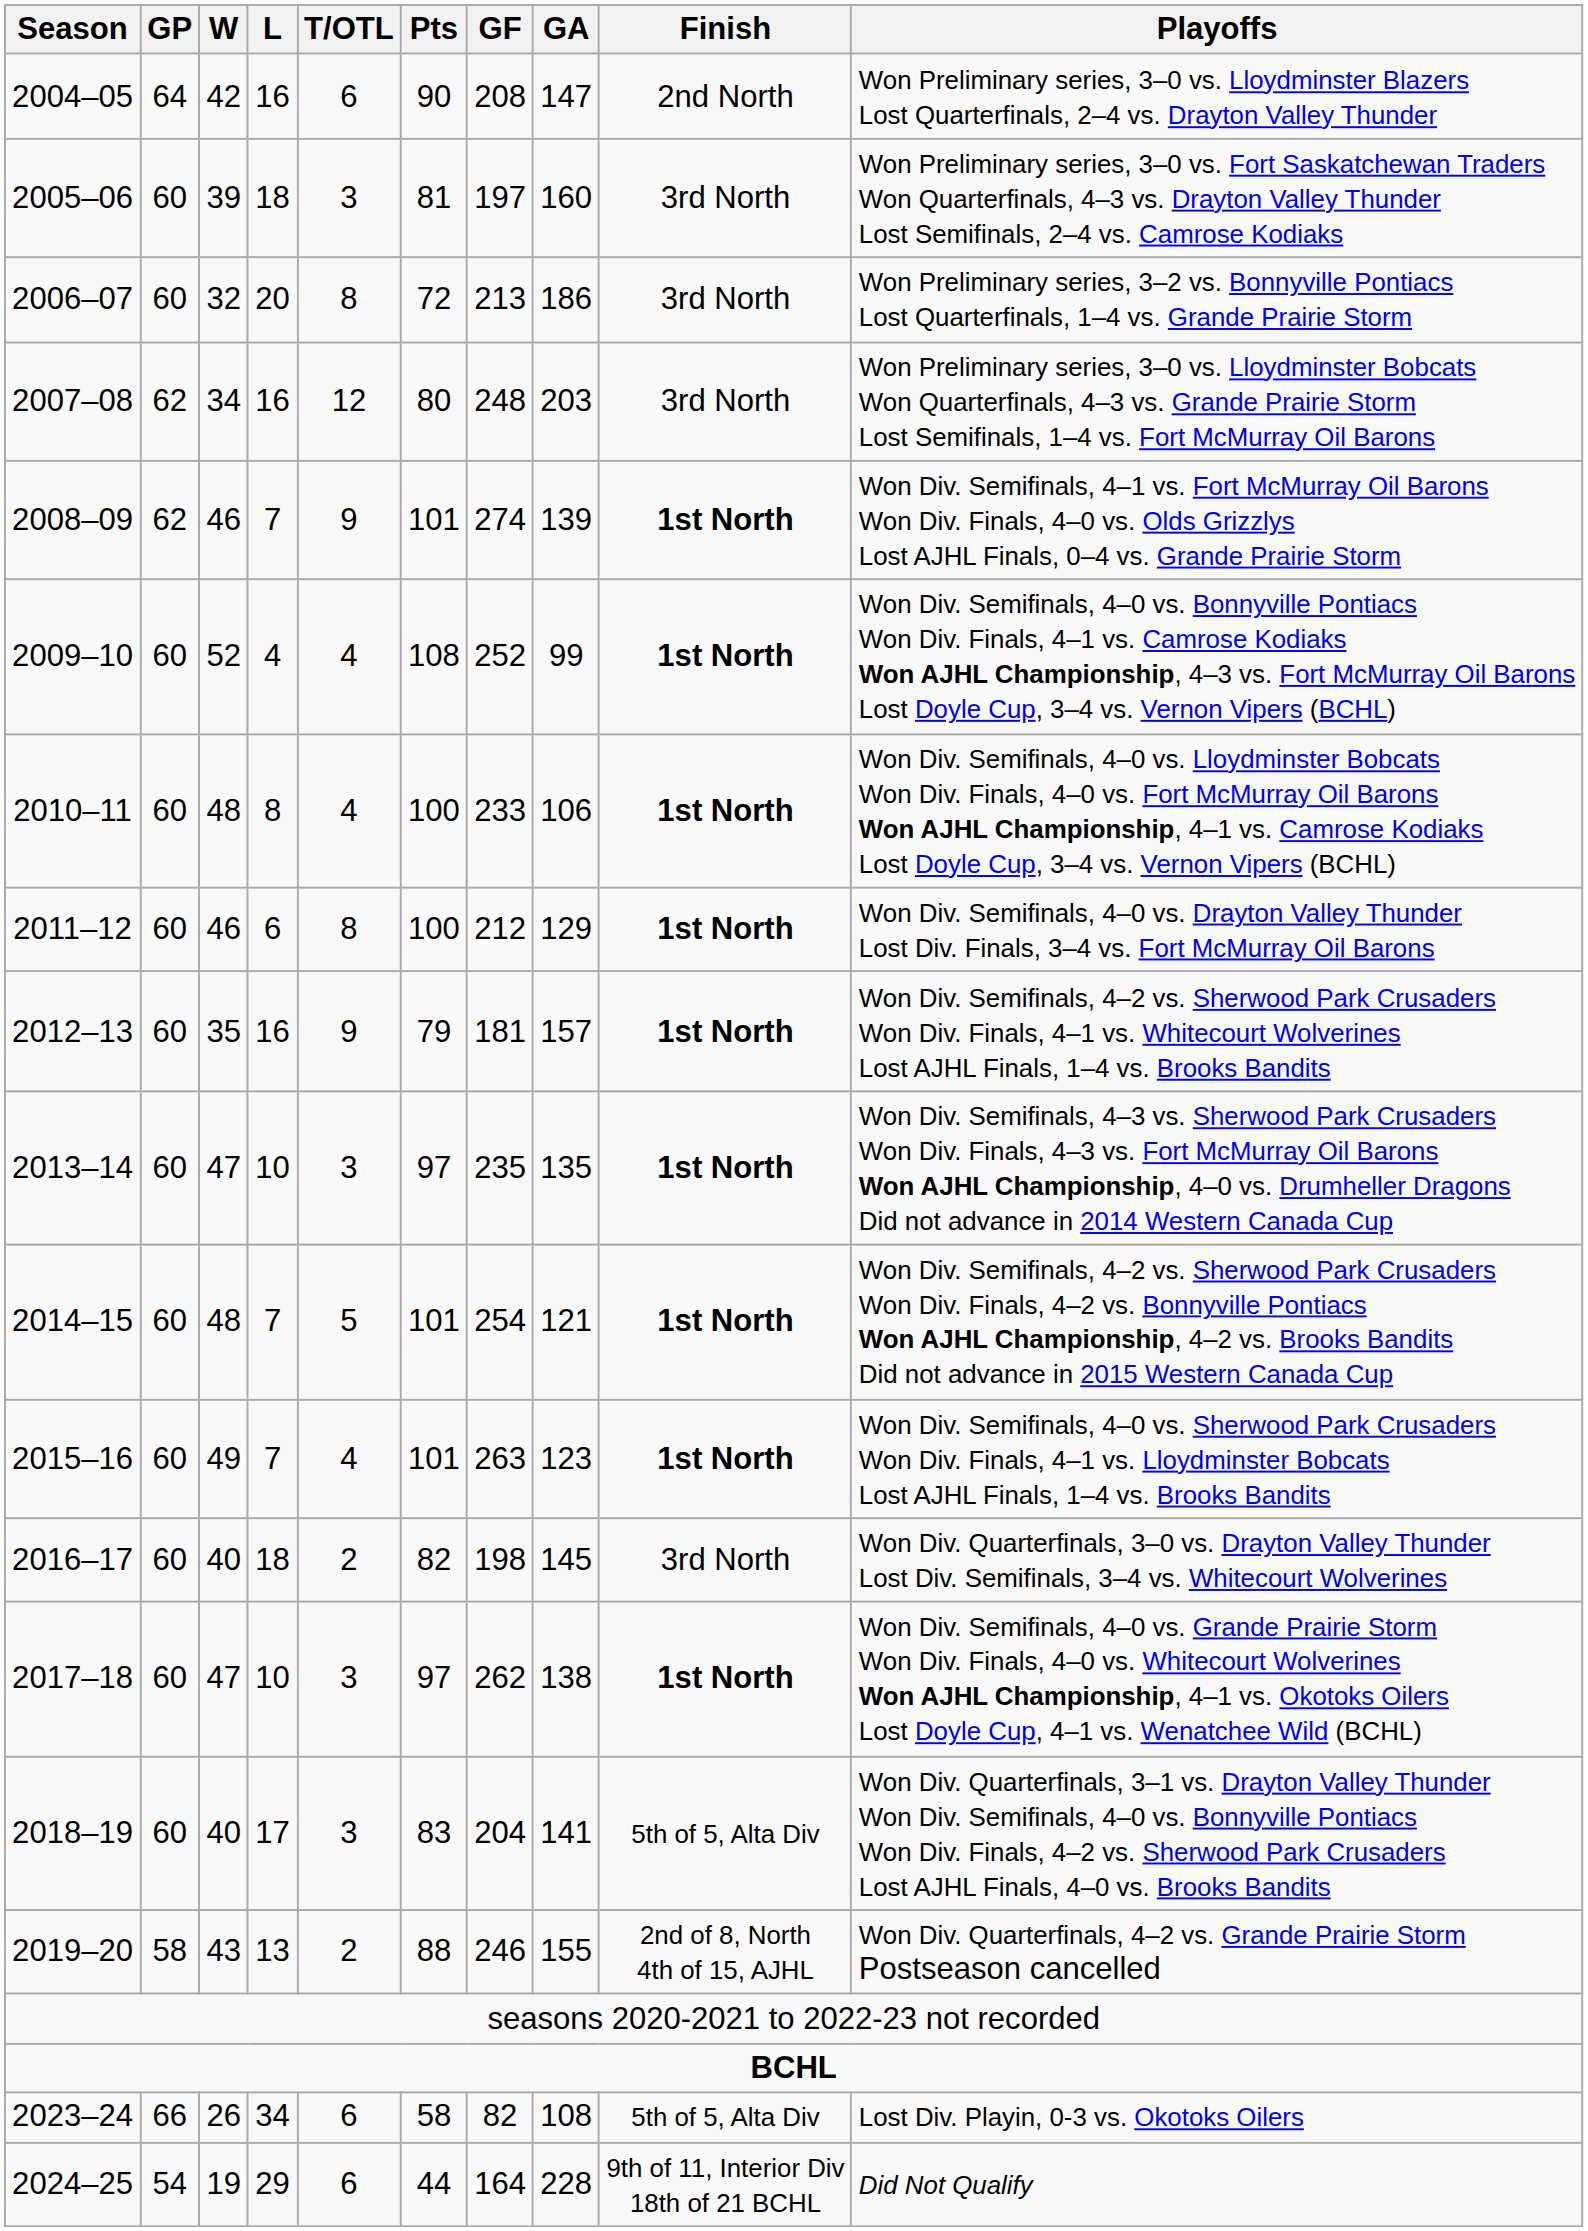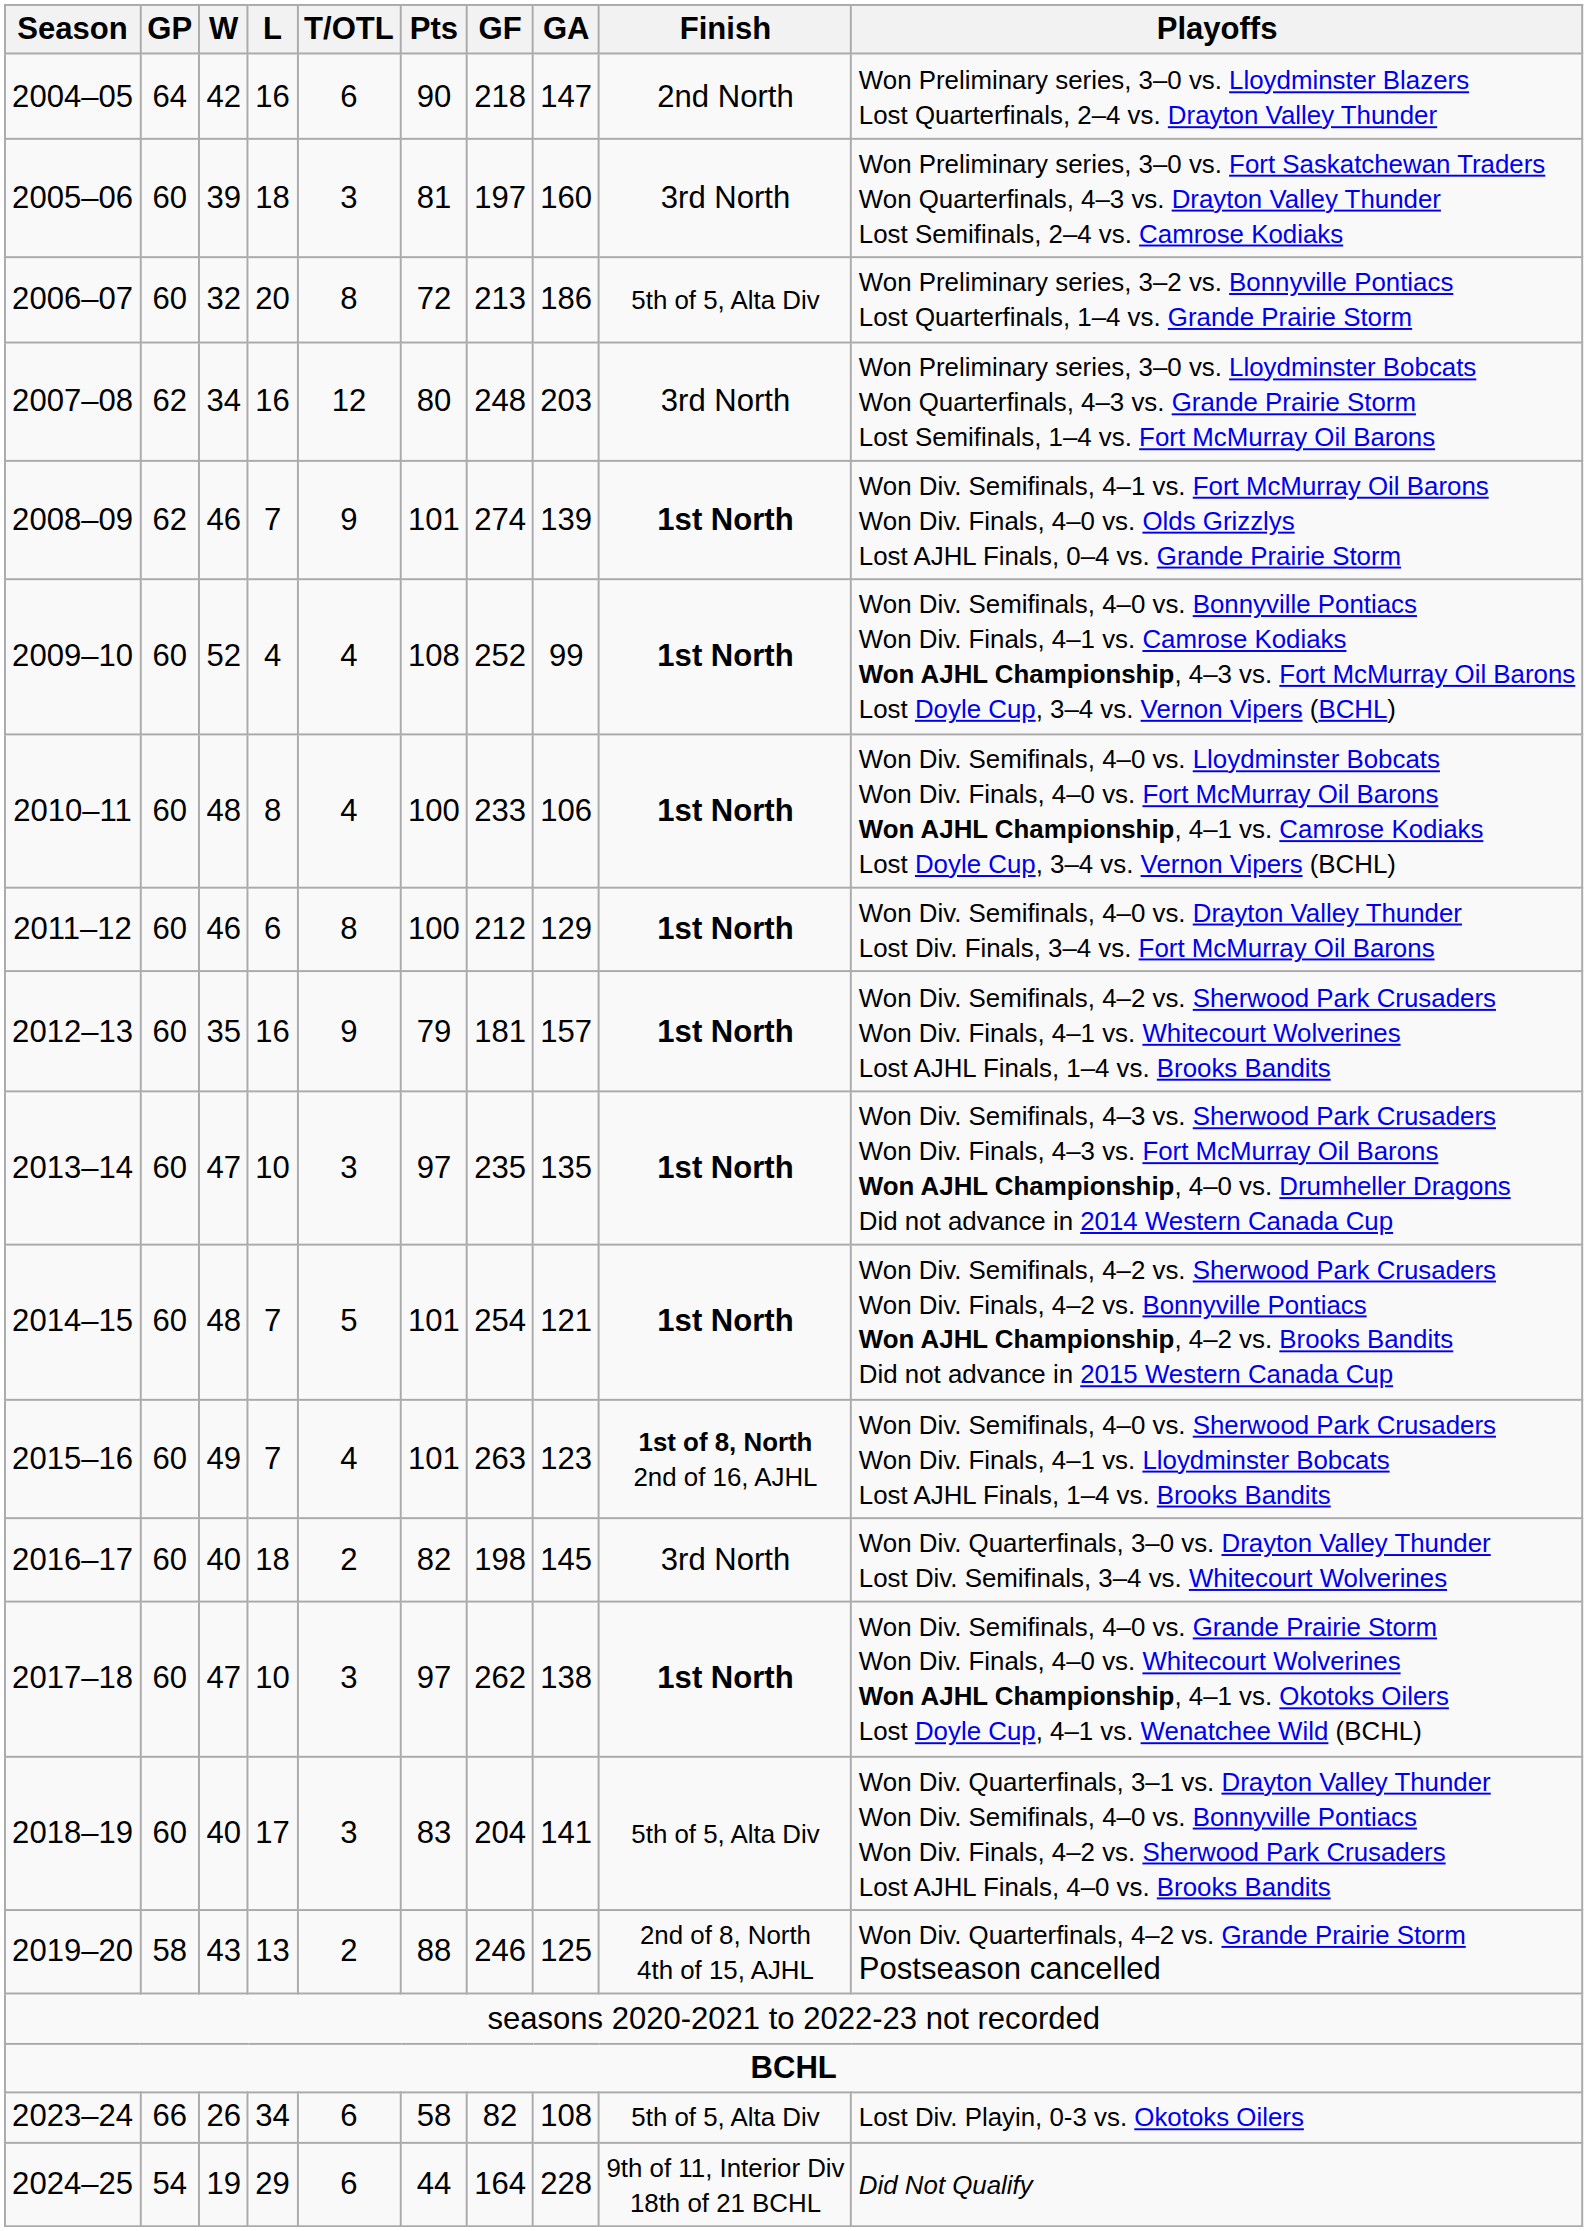(500, 95) 208 -> (500, 95) 218
(725, 299) 3rd North -> (725, 300) 5th of 5, Alta Div
(725, 1457) 1st North -> (725, 1459) 1st of 8, North 2nd of 16, AJHL
(566, 1951) 155 -> (566, 1951) 125
